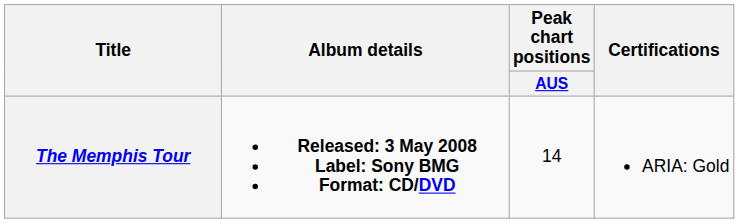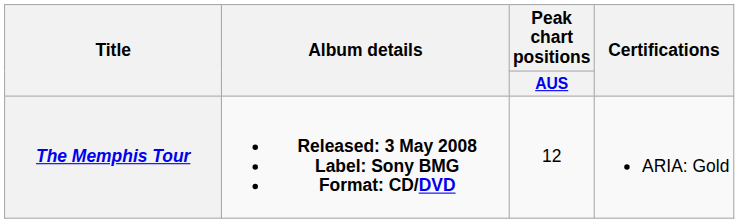(552, 156) 14 -> (552, 156) 12
